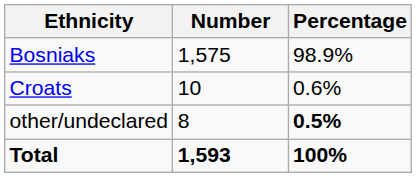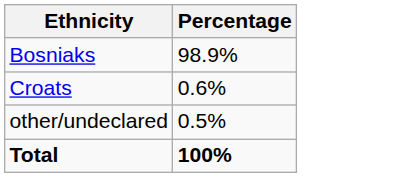- column: (231, 21)
(317, 121) bold -> (202, 121) normal
